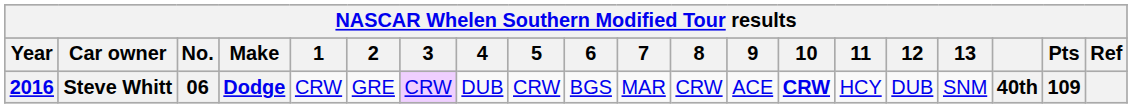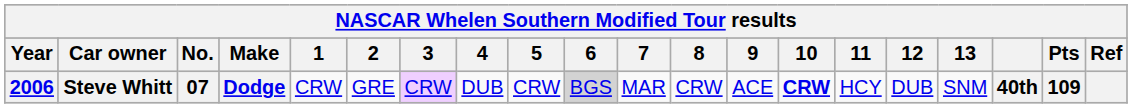(32, 87) 2016 -> (32, 87) 2006
(198, 87) 06 -> (198, 87) 07
(591, 87) no background -> (591, 87) lightgrey background
